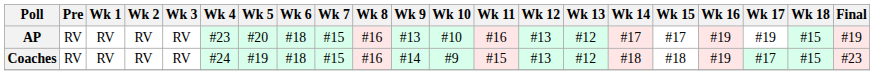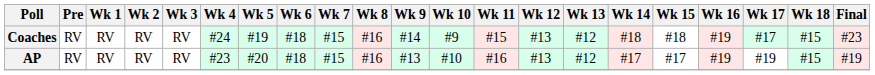rows swapped: (32, 37) <-> (32, 59)
